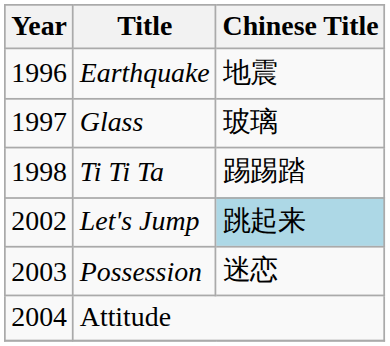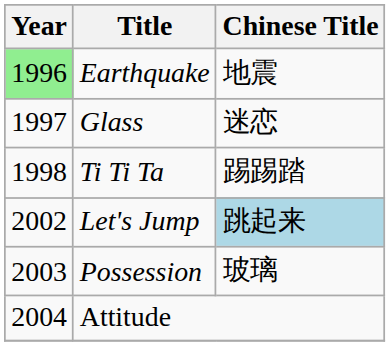(39, 73) no background -> (39, 73) lightgreen background
(250, 121) 玻璃 -> (250, 121) 迷恋
(250, 269) 迷恋 -> (250, 269) 玻璃
